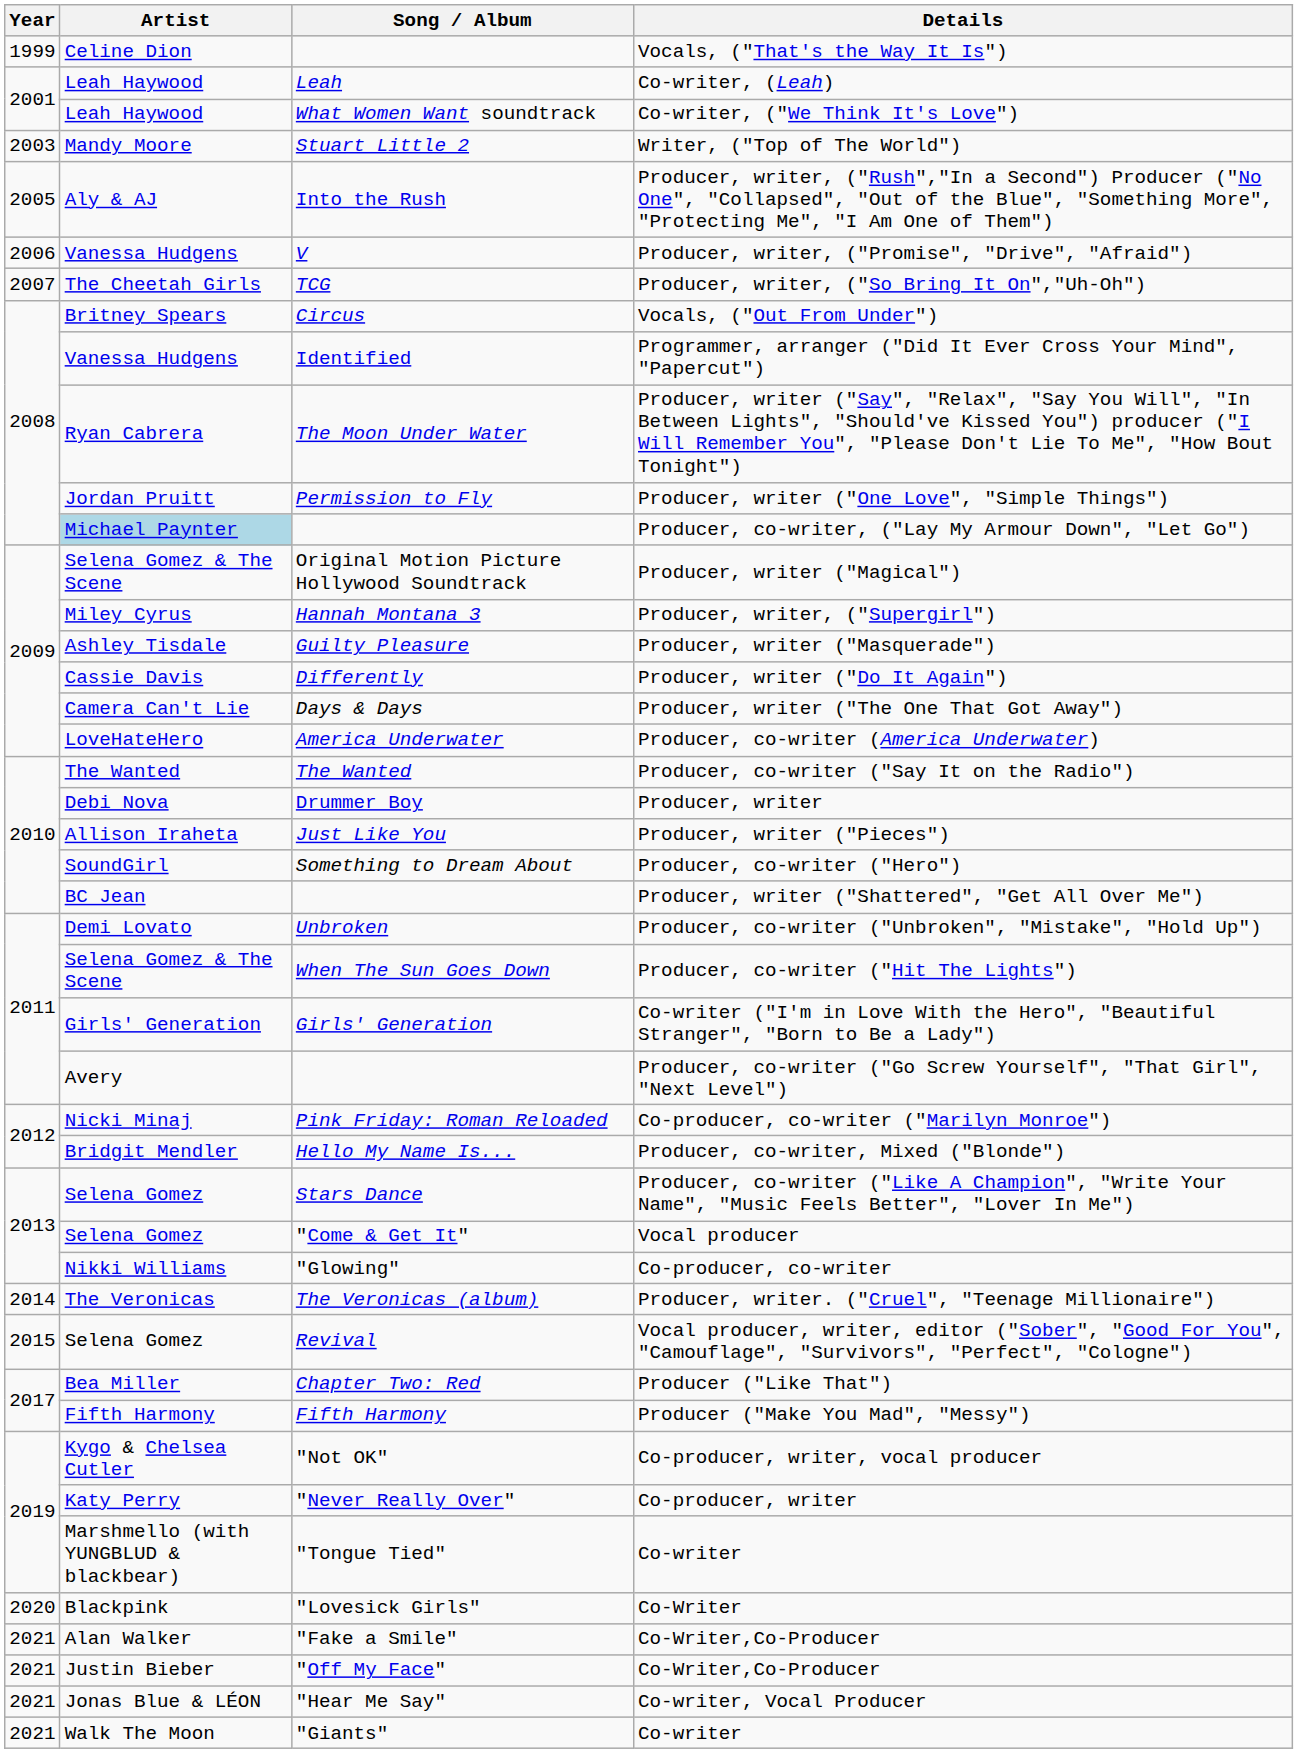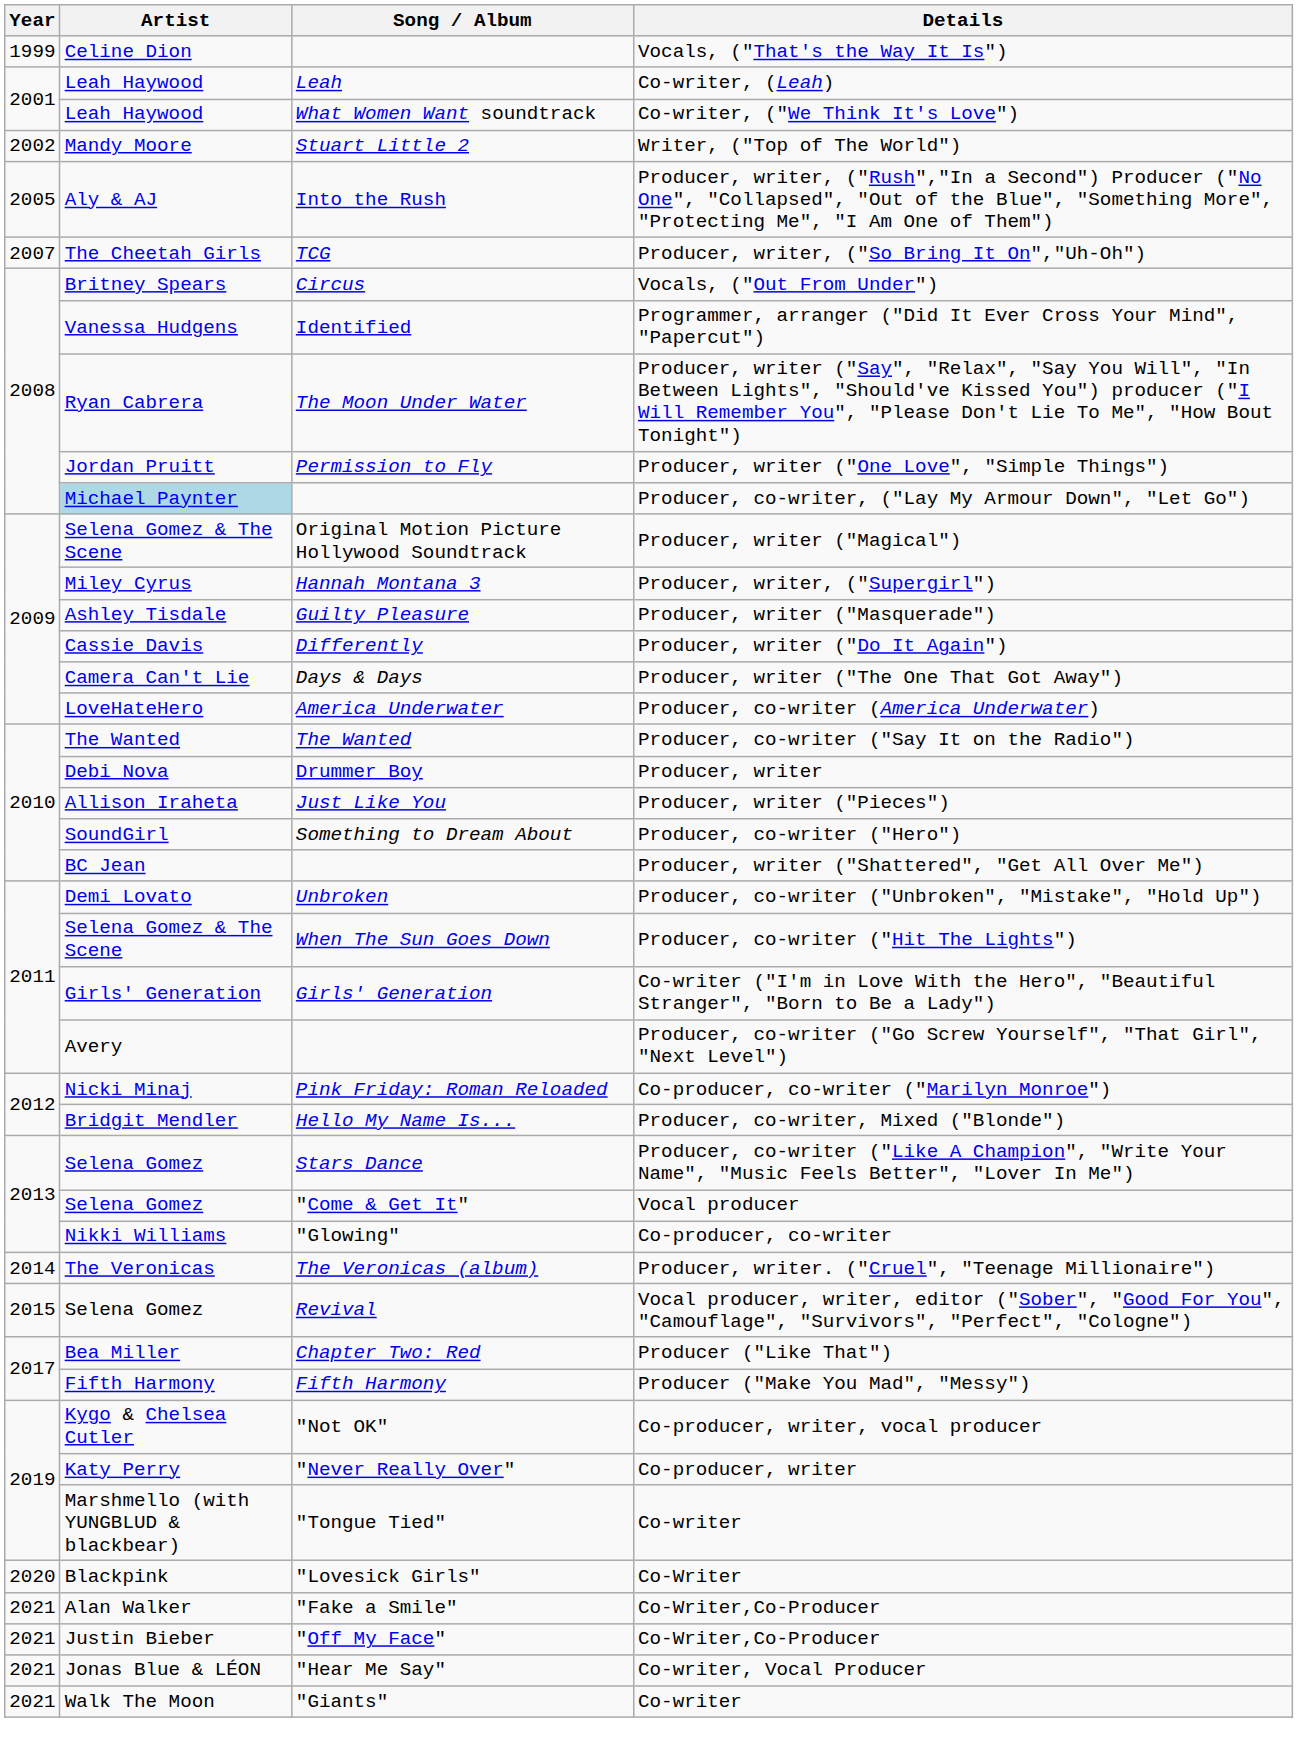(32, 146) 2003 -> (32, 146) 2002
- row: (302, 253)
